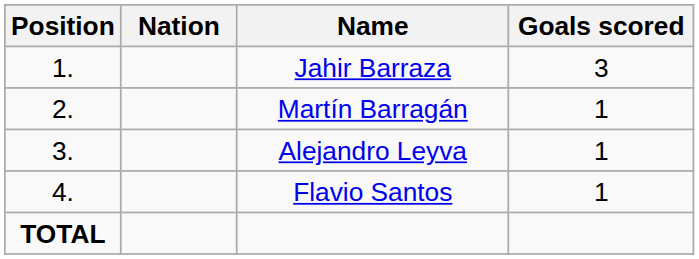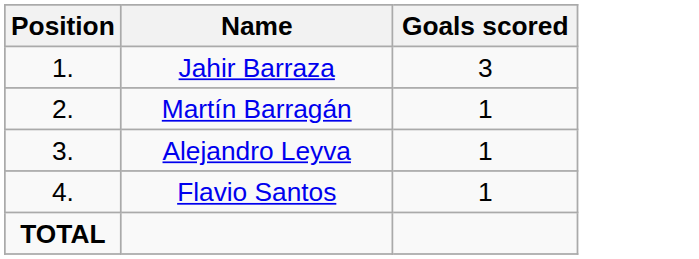- column: (179, 26)
